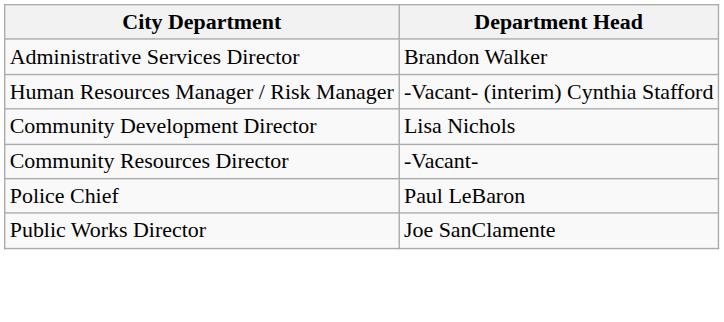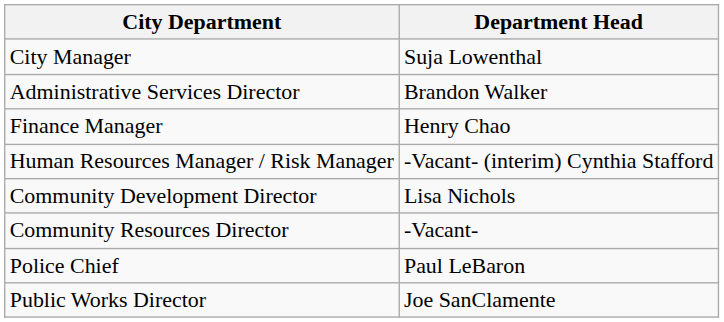+ row: (70, 56)
+ row: (86, 126)
